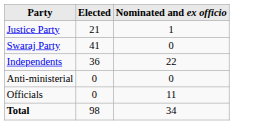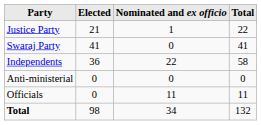+ column: (243, 12)
